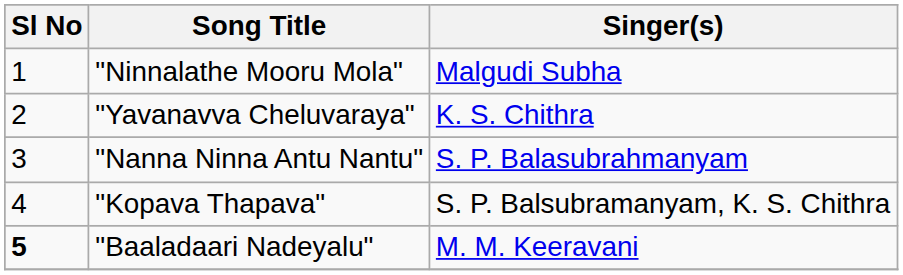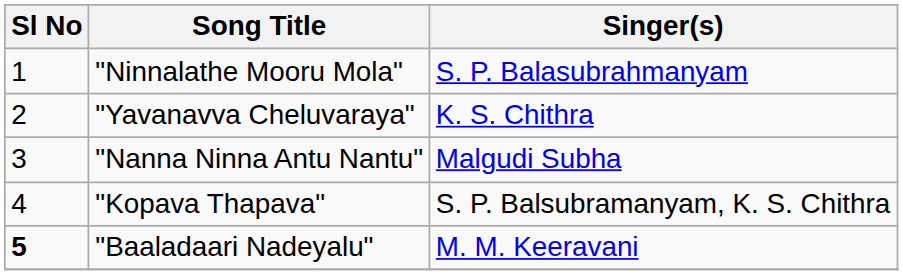(529, 70) Malgudi Subha -> (592, 70) S. P. Balasubrahmanyam
(592, 159) S. P. Balasubrahmanyam -> (529, 159) Malgudi Subha
